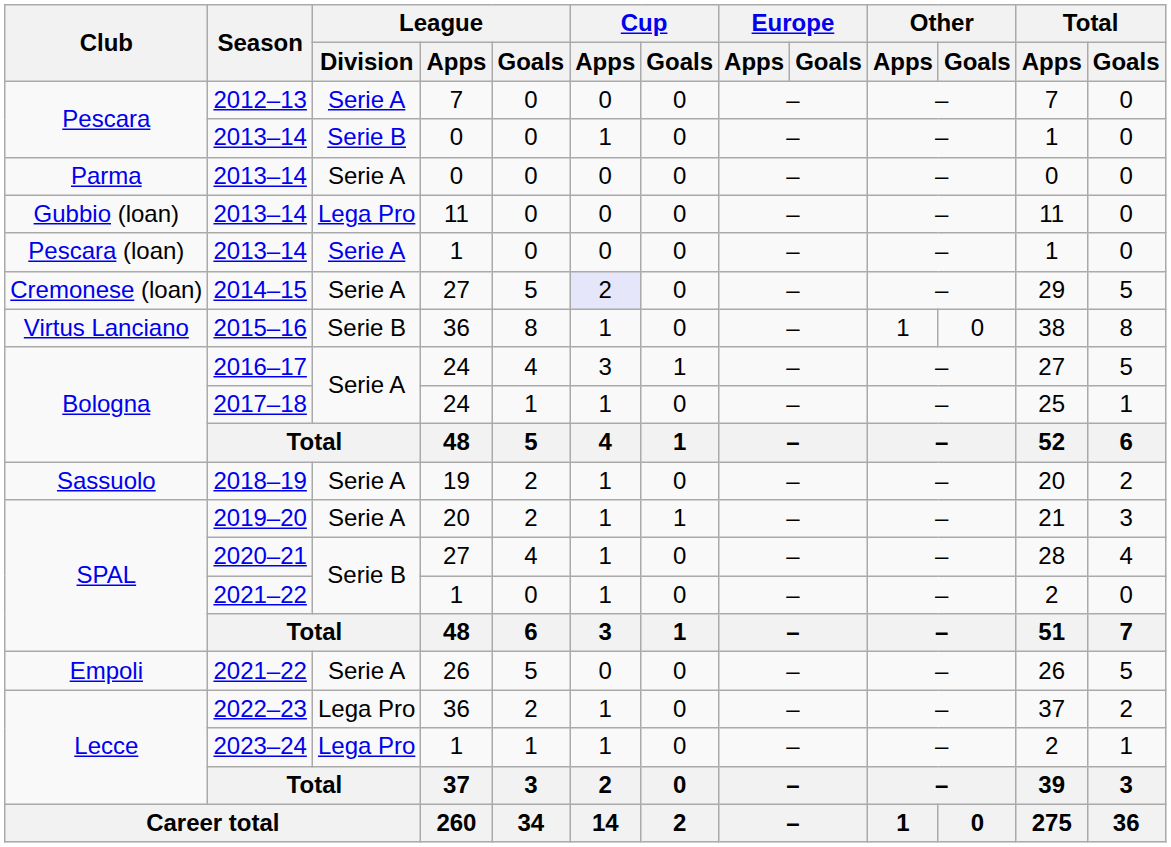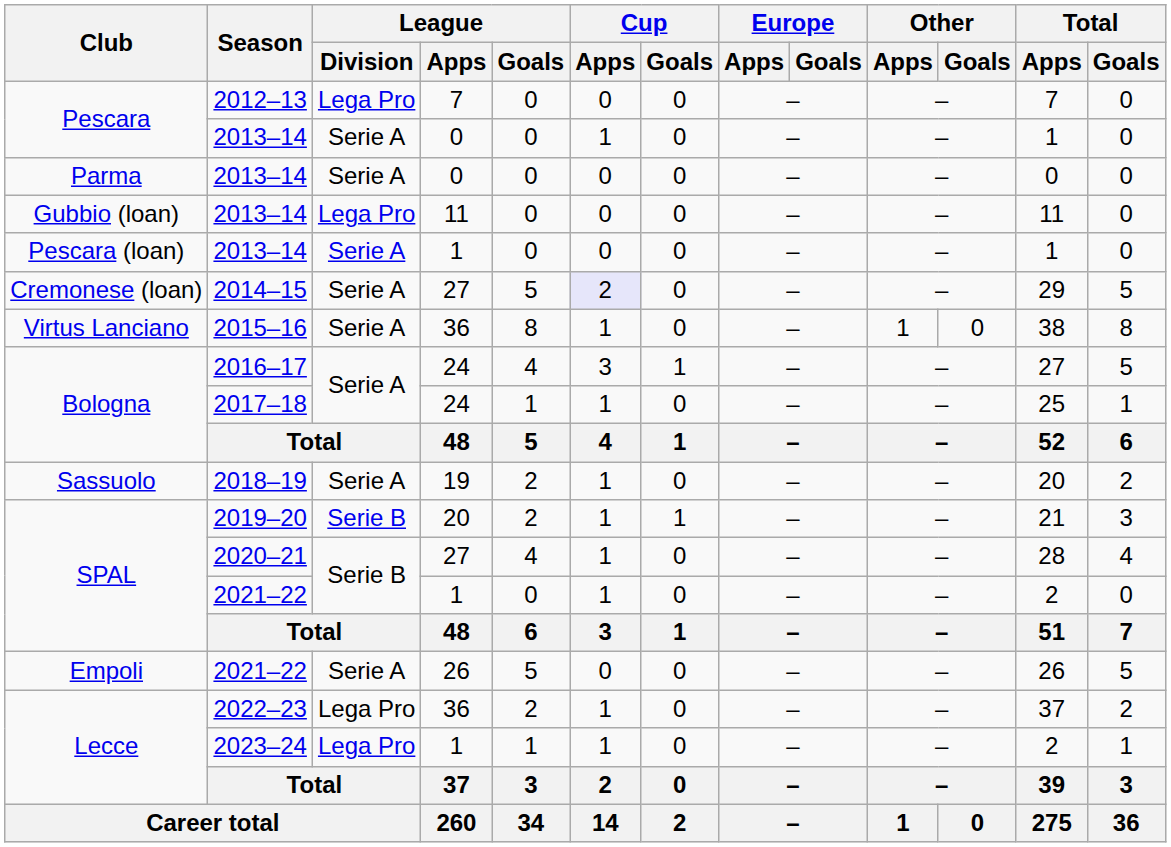(367, 99) Serie A -> (367, 99) Lega Pro
(367, 137) Serie B -> (367, 137) Serie A
(367, 328) Serie B -> (367, 328) Serie A
(367, 518) Serie A -> (367, 518) Serie B
